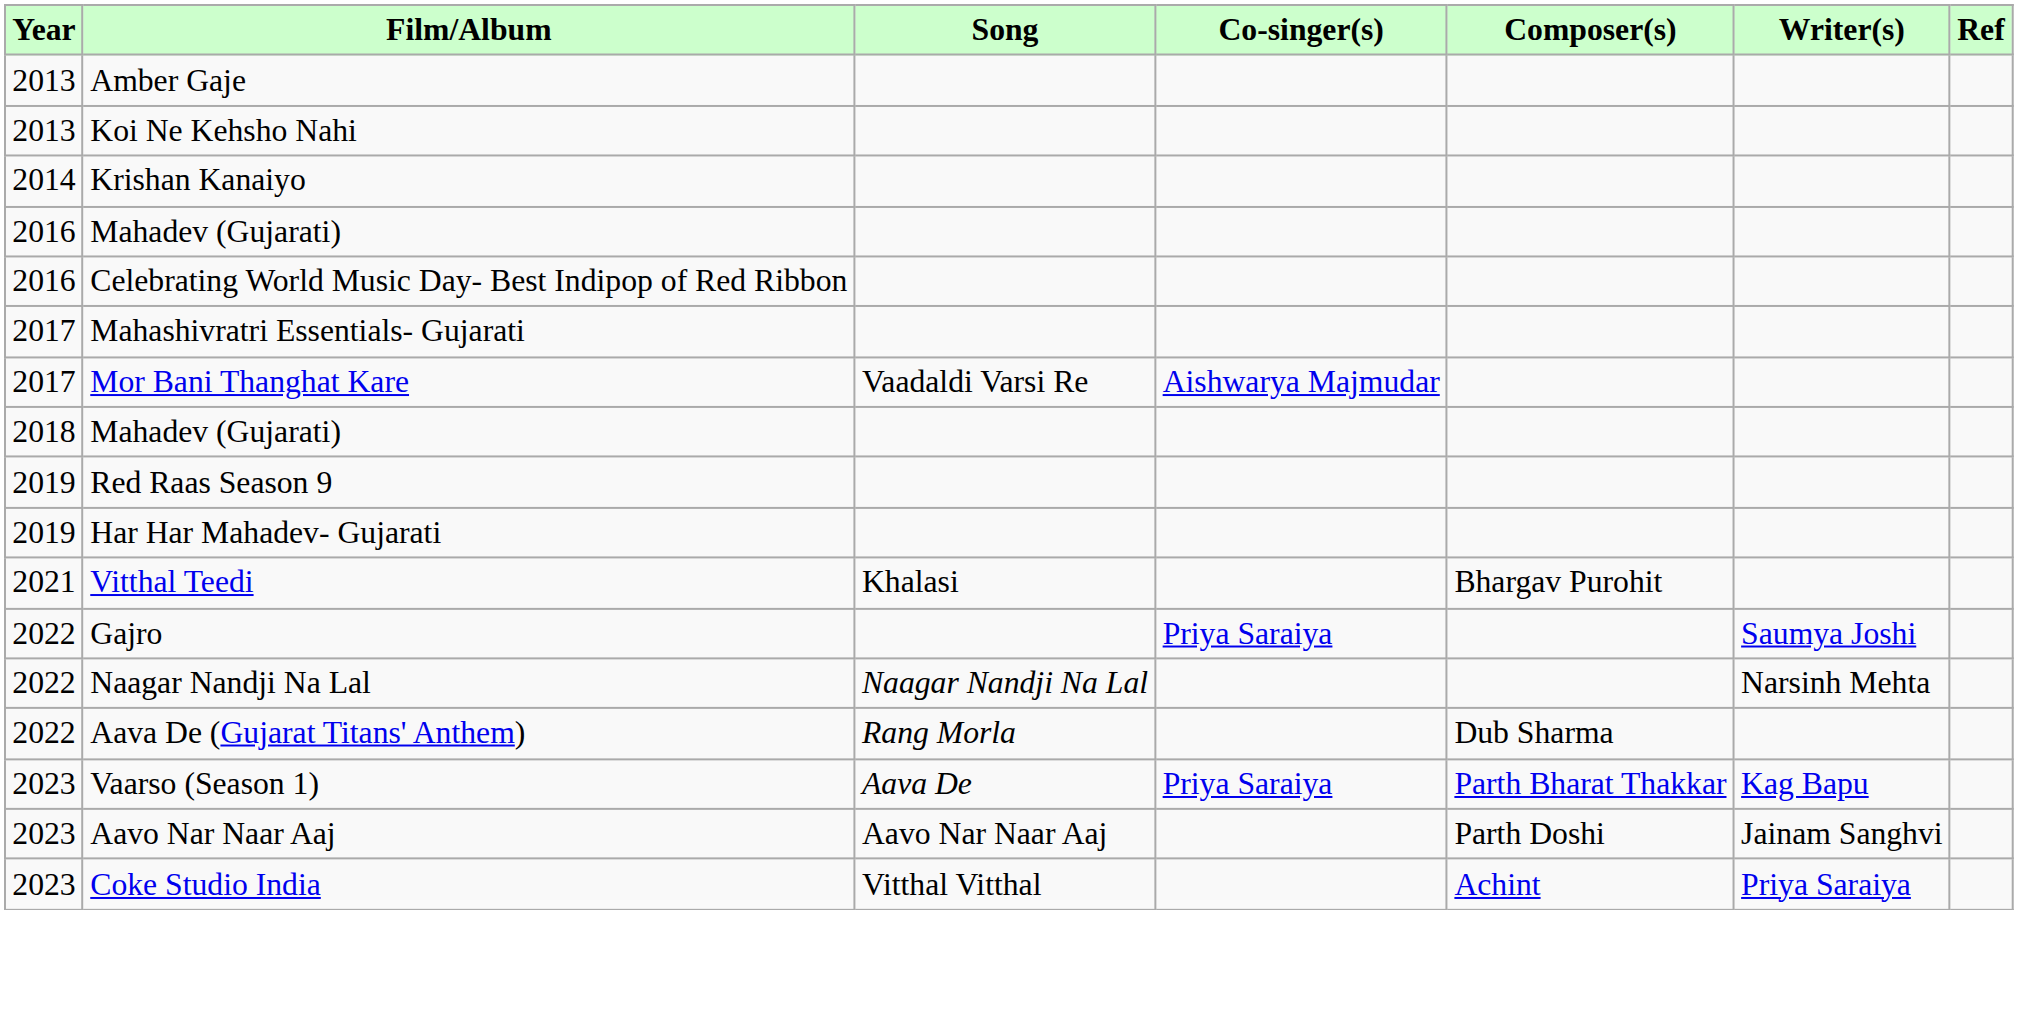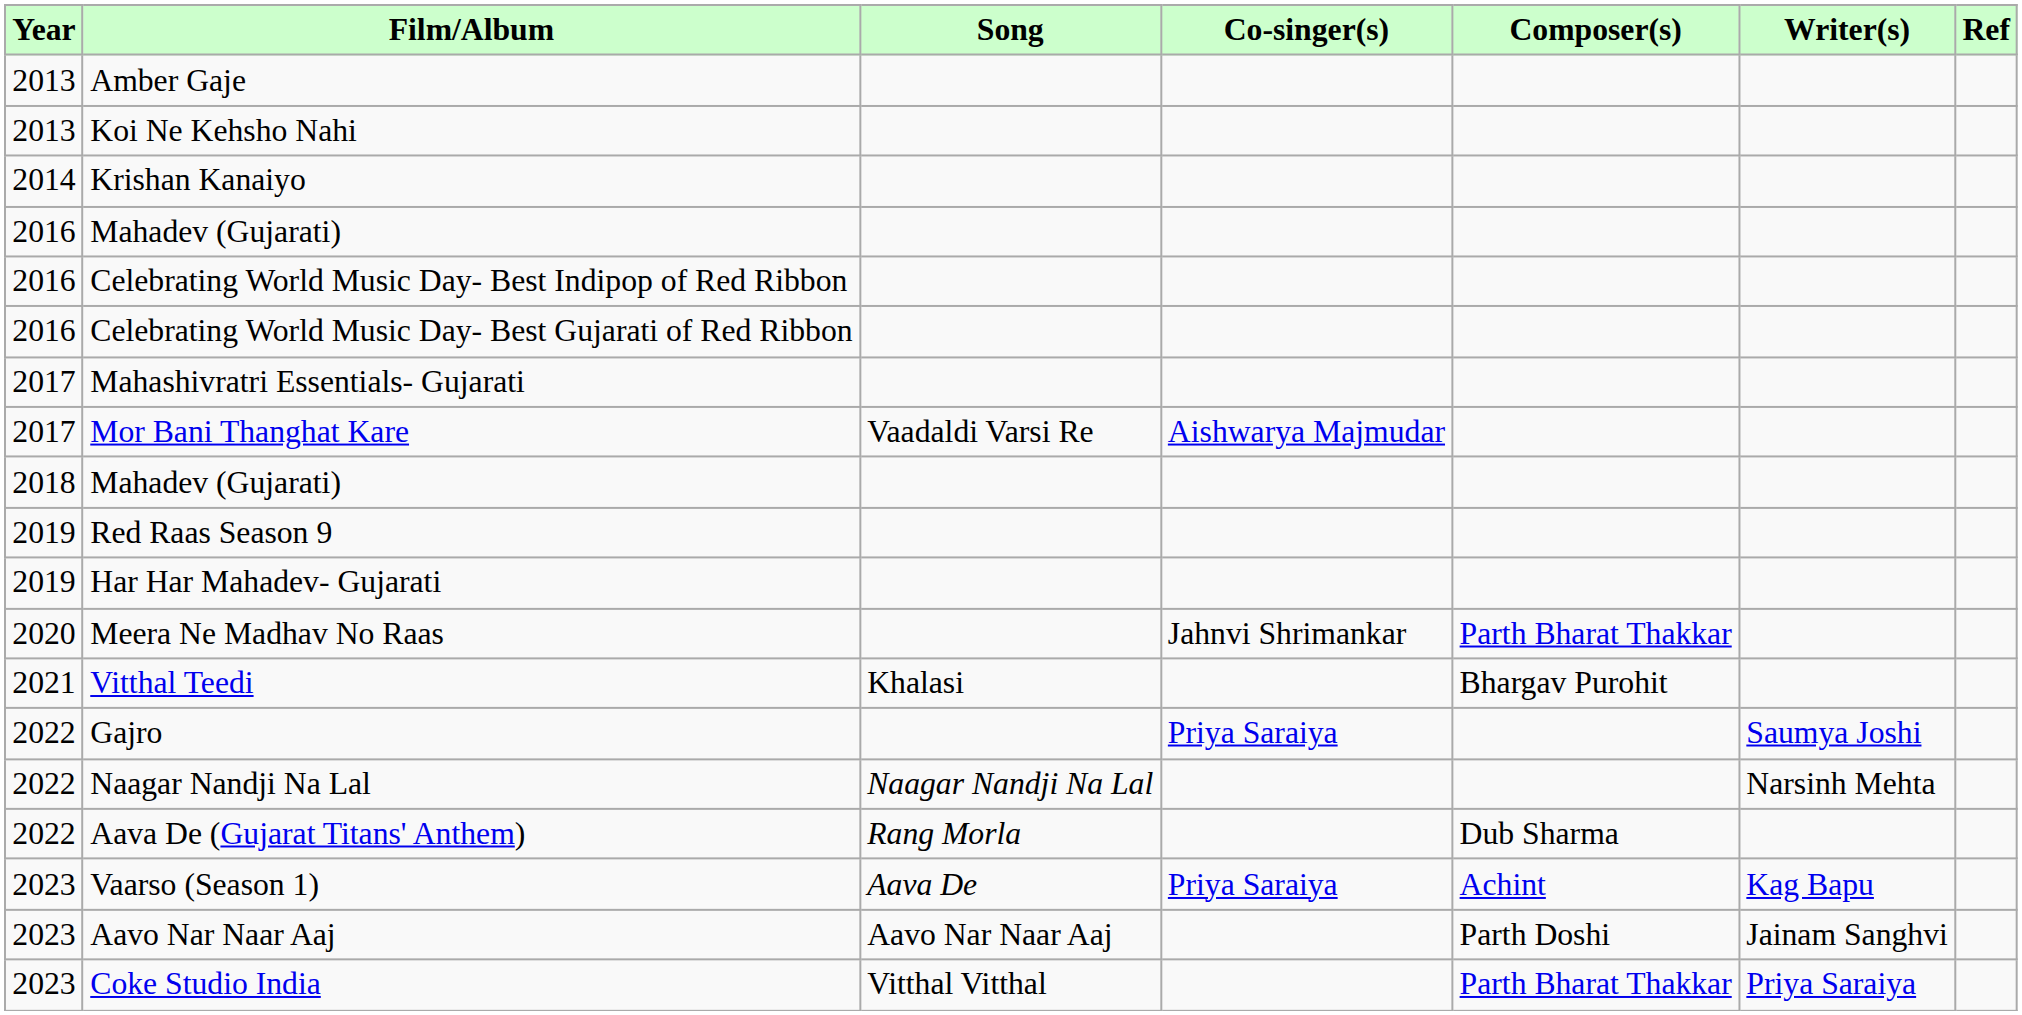+ row: (44, 331)
+ row: (44, 632)
(1590, 783) Parth Bharat Thakkar -> (1503, 883) Achint
(1497, 883) Achint -> (1596, 984) Parth Bharat Thakkar
